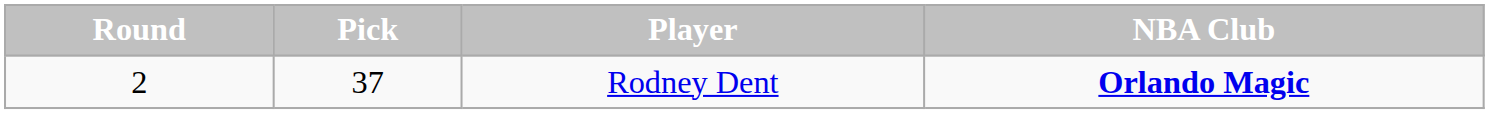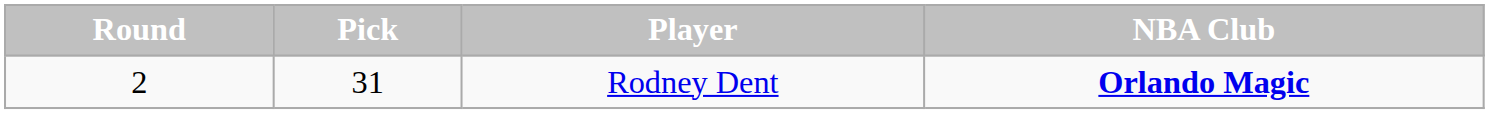(368, 81) 37 -> (368, 81) 31
